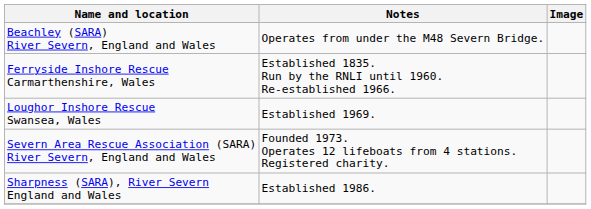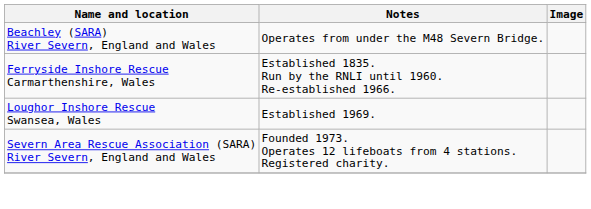- row: (108, 188)
